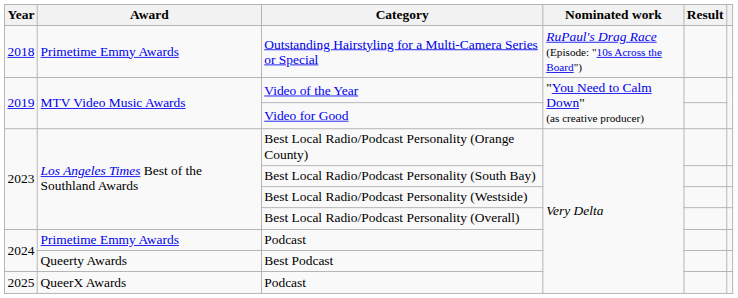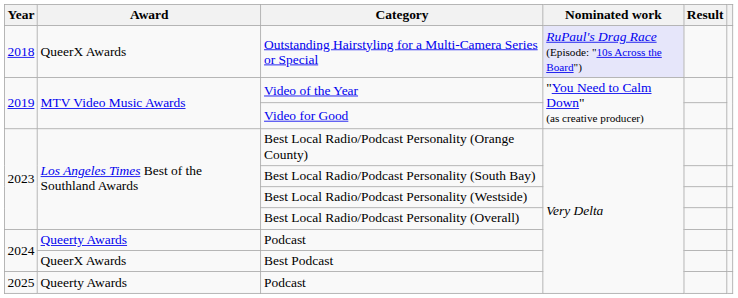(110, 51) Primetime Emmy Awards -> (83, 51) QueerX Awards
(604, 51) no background -> (604, 51) lavender background
(110, 239) Primetime Emmy Awards -> (84, 239) Queerty Awards
(84, 261) Queerty Awards -> (83, 261) QueerX Awards
(83, 282) QueerX Awards -> (84, 282) Queerty Awards
